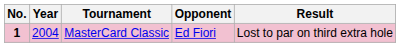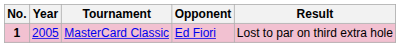(45, 33) 2004 -> (45, 33) 2005
